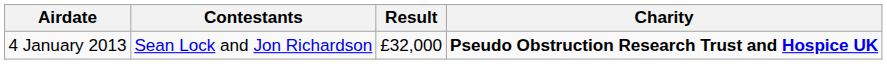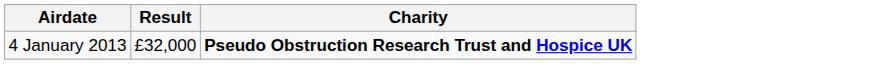- column: (253, 18)
